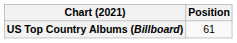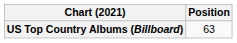(209, 29) 61 -> (209, 29) 63
